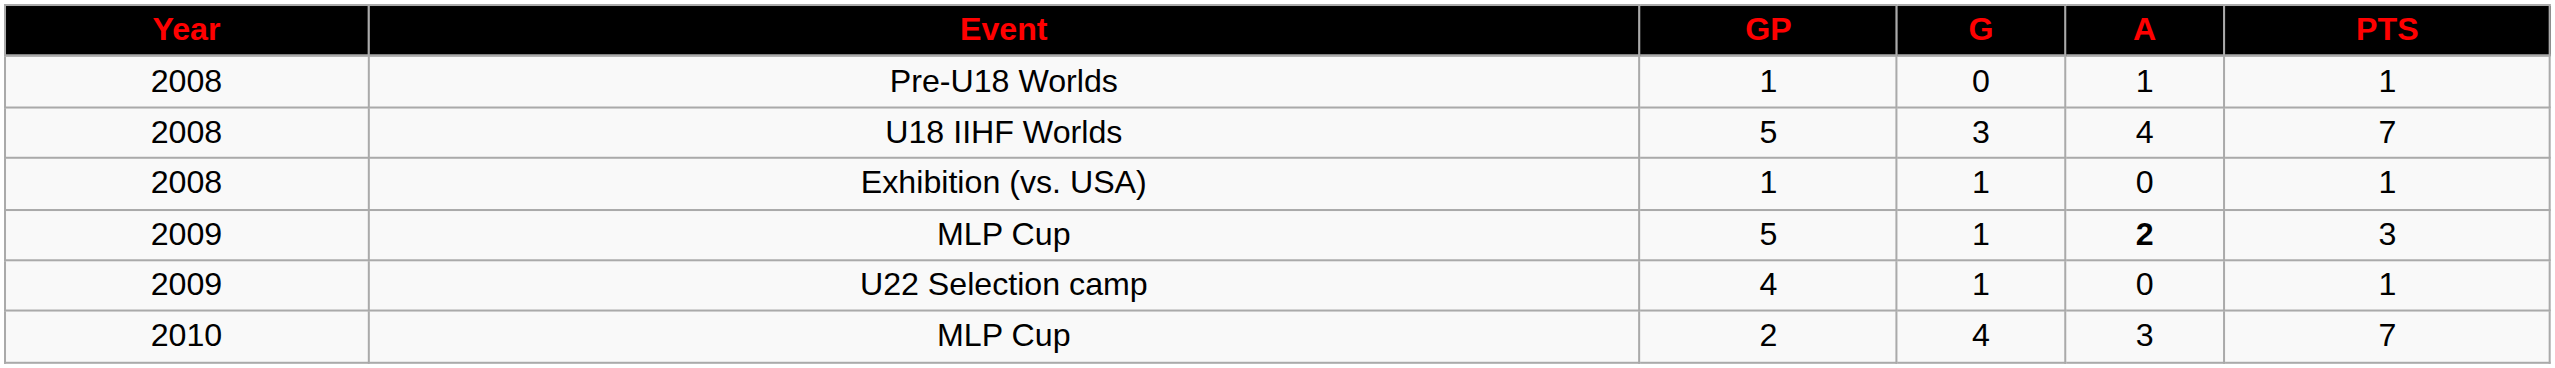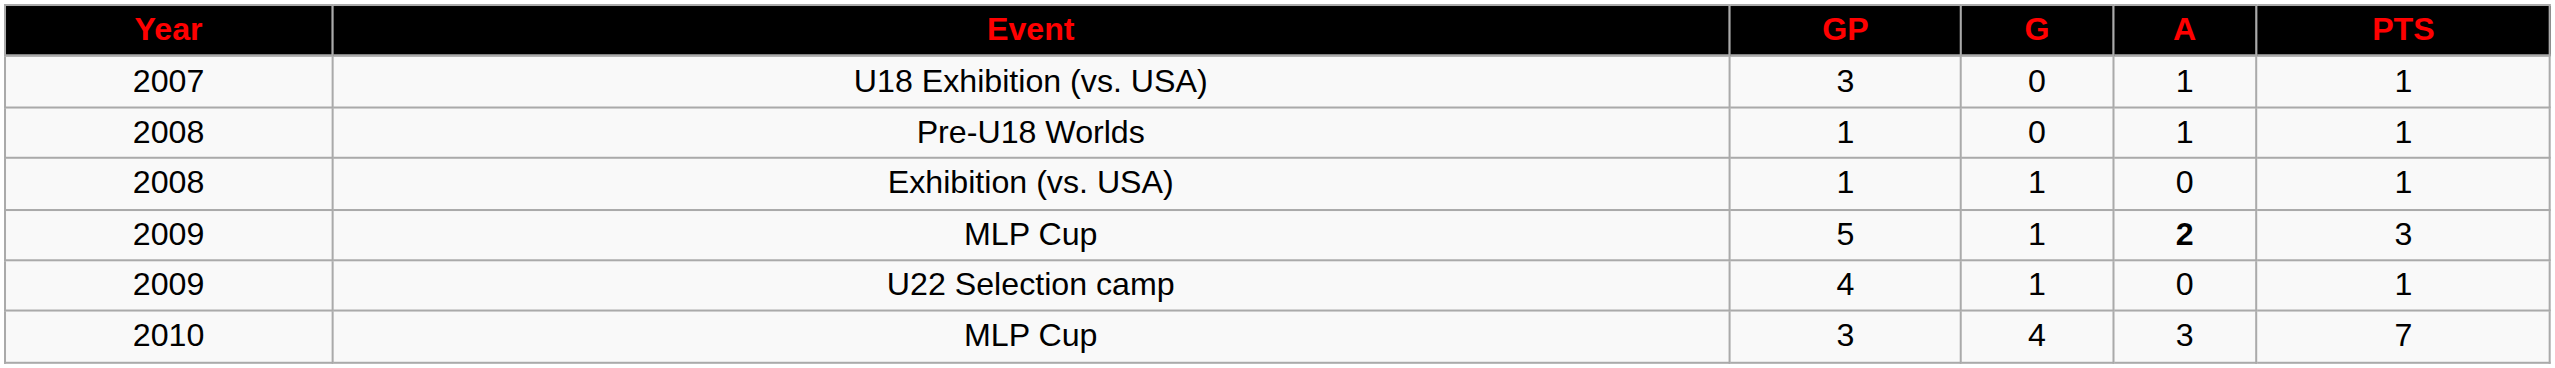+ row: (169, 81)
- row: (186, 132)
(1768, 336) 2 -> (1845, 336) 3
